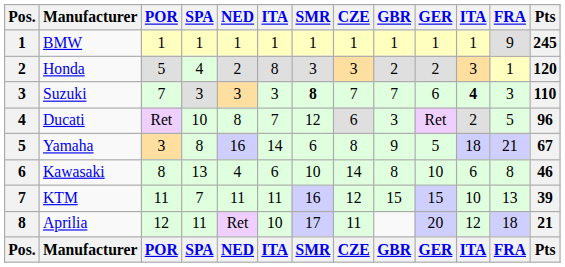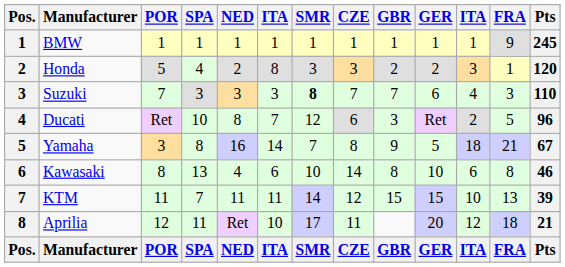(473, 94) bold -> (473, 94) normal
(313, 146) 6 -> (313, 146) 7
(313, 197) 16 -> (313, 197) 14
